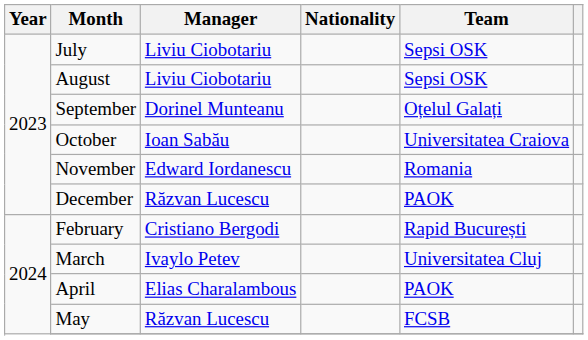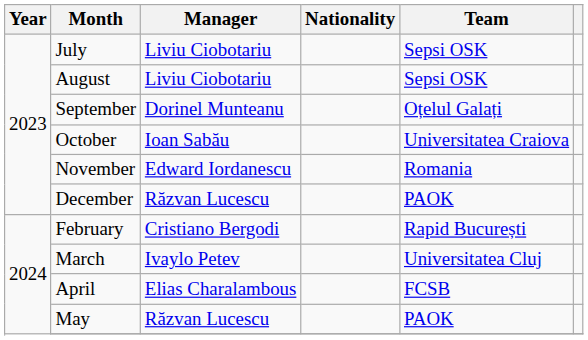(429, 288) PAOK -> (427, 288) FCSB
(427, 318) FCSB -> (429, 318) PAOK
